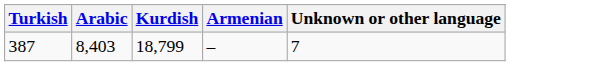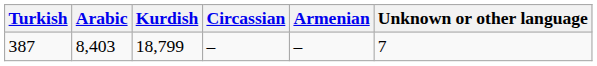+ column: (246, 18)
